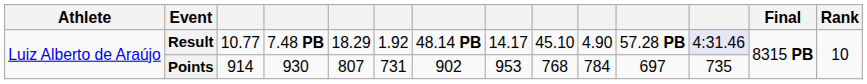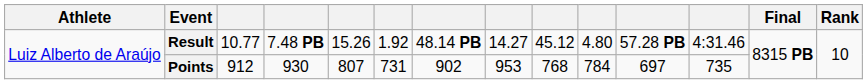(351, 42) 18.29 -> (351, 42) 15.26
(508, 42) 14.17 -> (508, 42) 14.27
(555, 42) 45.10 -> (555, 42) 45.12
(597, 42) 4.90 -> (597, 42) 4.80
(719, 42) lavender background -> (719, 42) no background
(240, 67) 914 -> (240, 67) 912
